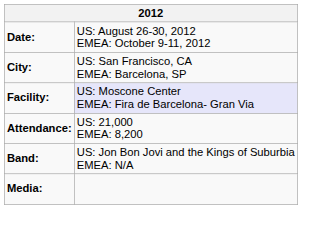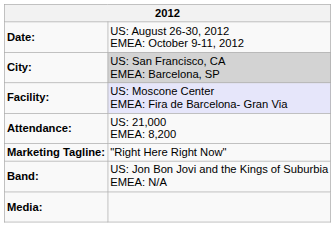(134, 67) no background -> (168, 67) lightgrey background
+ row: (56, 152)
